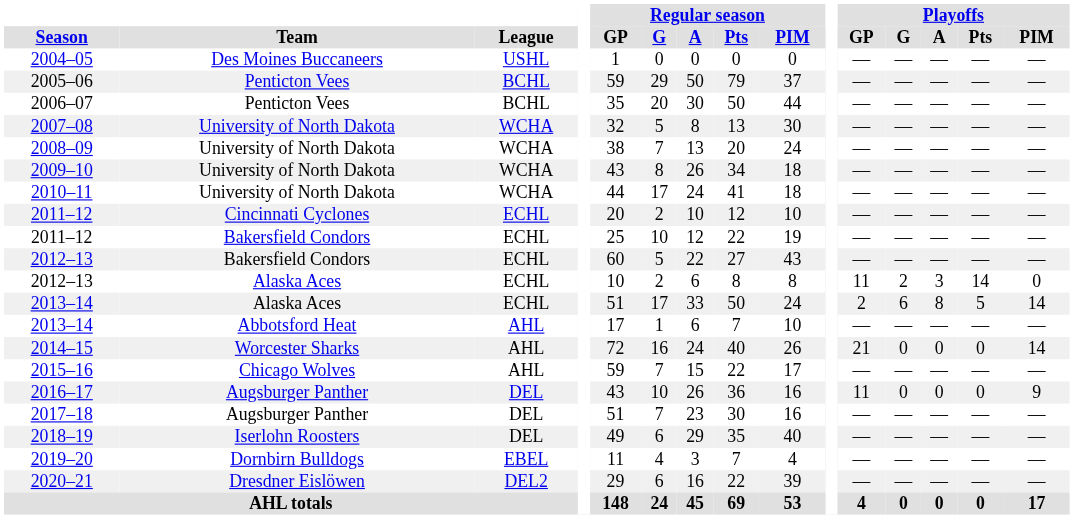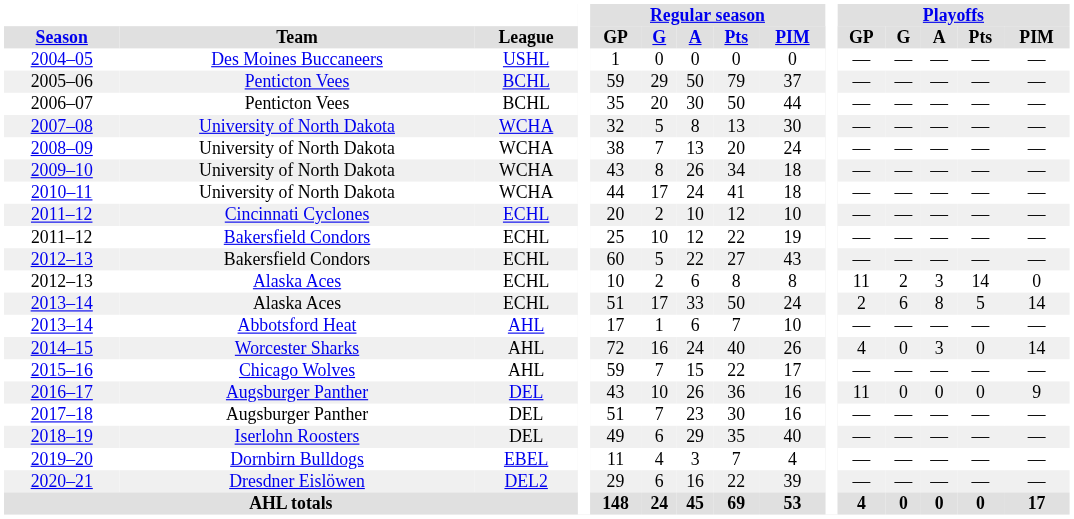(861, 348) 21 -> (861, 348) 4
(939, 348) 0 -> (939, 348) 3
